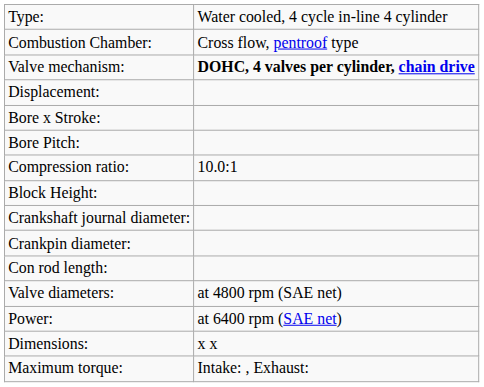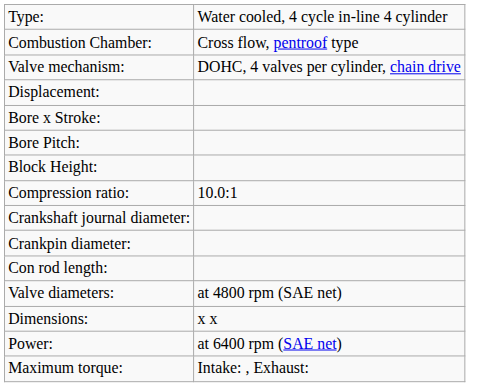(336, 67) bold -> (329, 67) normal
rows swapped: (53, 192) <-> (69, 167)
rows swapped: (48, 343) <-> (31, 318)
